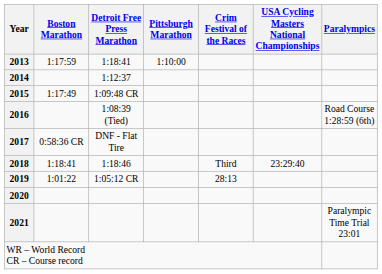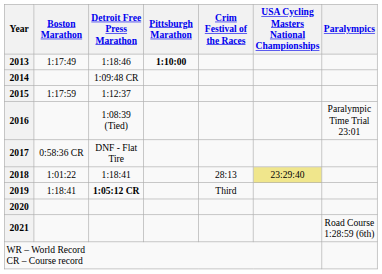(61, 62) 1:17:59 -> (61, 62) 1:17:49
(116, 62) 1:18:41 -> (116, 62) 1:18:46
(171, 62) normal -> (171, 62) bold
(116, 78) 1:12:37 -> (116, 78) 1:09:48 CR
(61, 93) 1:17:49 -> (61, 93) 1:17:59
(116, 93) 1:09:48 CR -> (116, 93) 1:12:37
(349, 115) Road Course 1:28:59 (6th) -> (349, 121) Paralympic Time Trial 23:01
(61, 164) 1:18:41 -> (61, 175) 1:01:22
(116, 164) 1:18:46 -> (116, 175) 1:18:41
(226, 164) Third -> (226, 175) 28:13
(287, 164) no background -> (287, 175) khaki background
(61, 179) 1:01:22 -> (61, 191) 1:18:41
(116, 179) normal -> (116, 191) bold
(226, 179) 28:13 -> (226, 191) Third
(349, 222) Paralympic Time Trial 23:01 -> (349, 228) Road Course 1:28:59 (6th)
